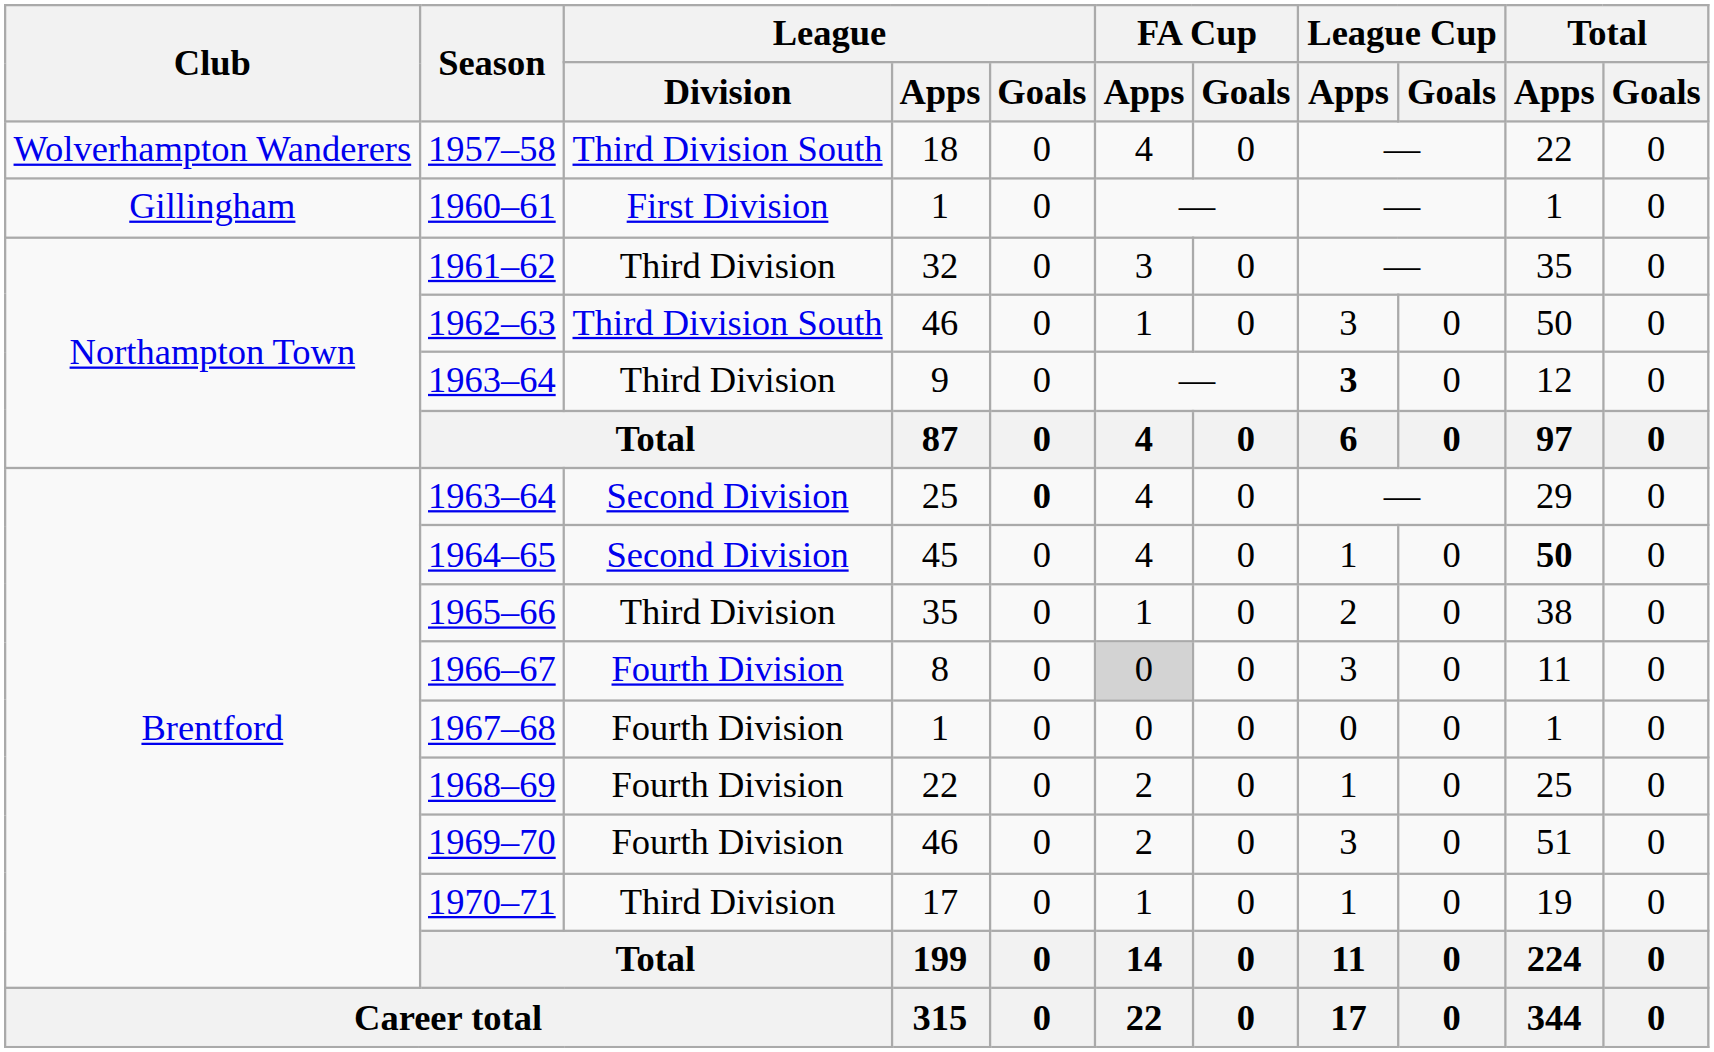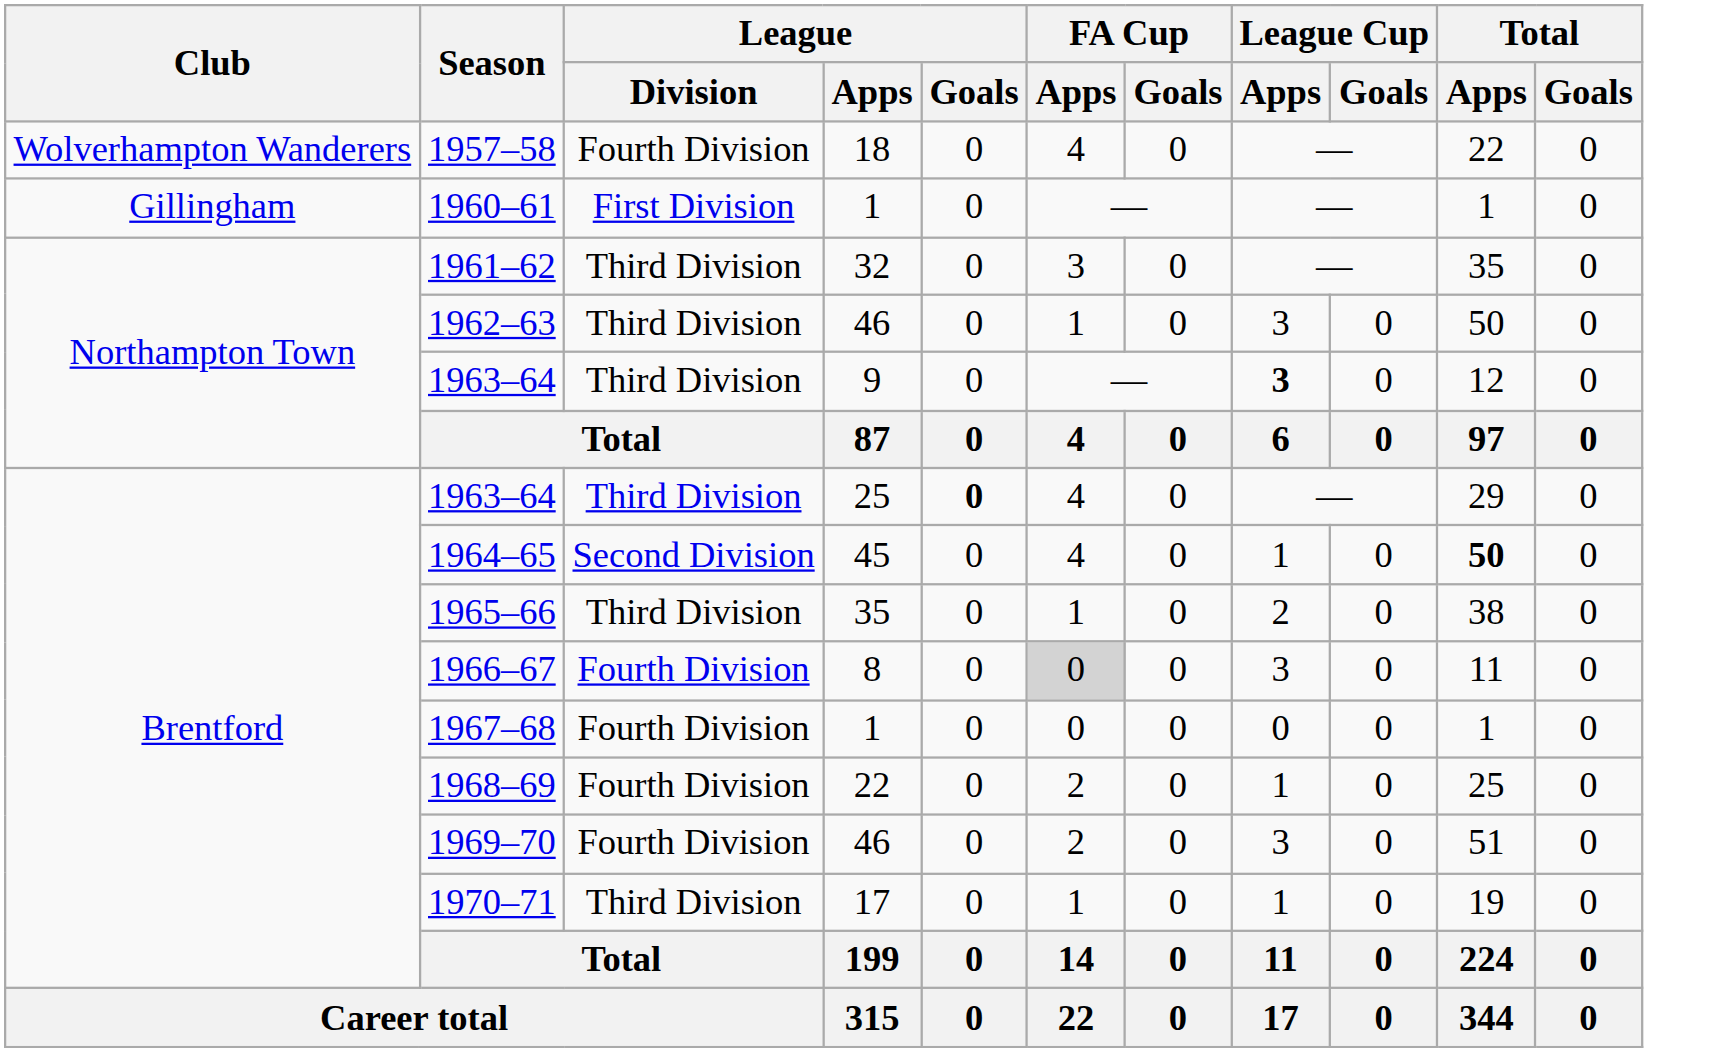(728, 149) Third Division South -> (694, 149) Fourth Division
(728, 322) Third Division South -> (694, 322) Third Division
(728, 496) Second Division -> (694, 496) Third Division
